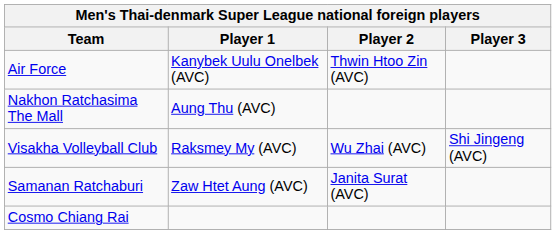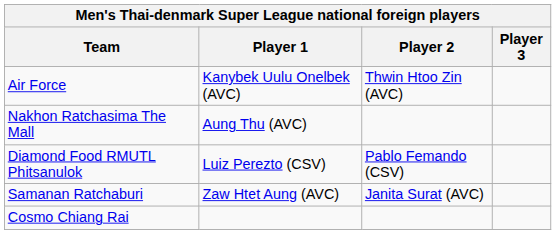+ row: (82, 163)
- row: (82, 147)
